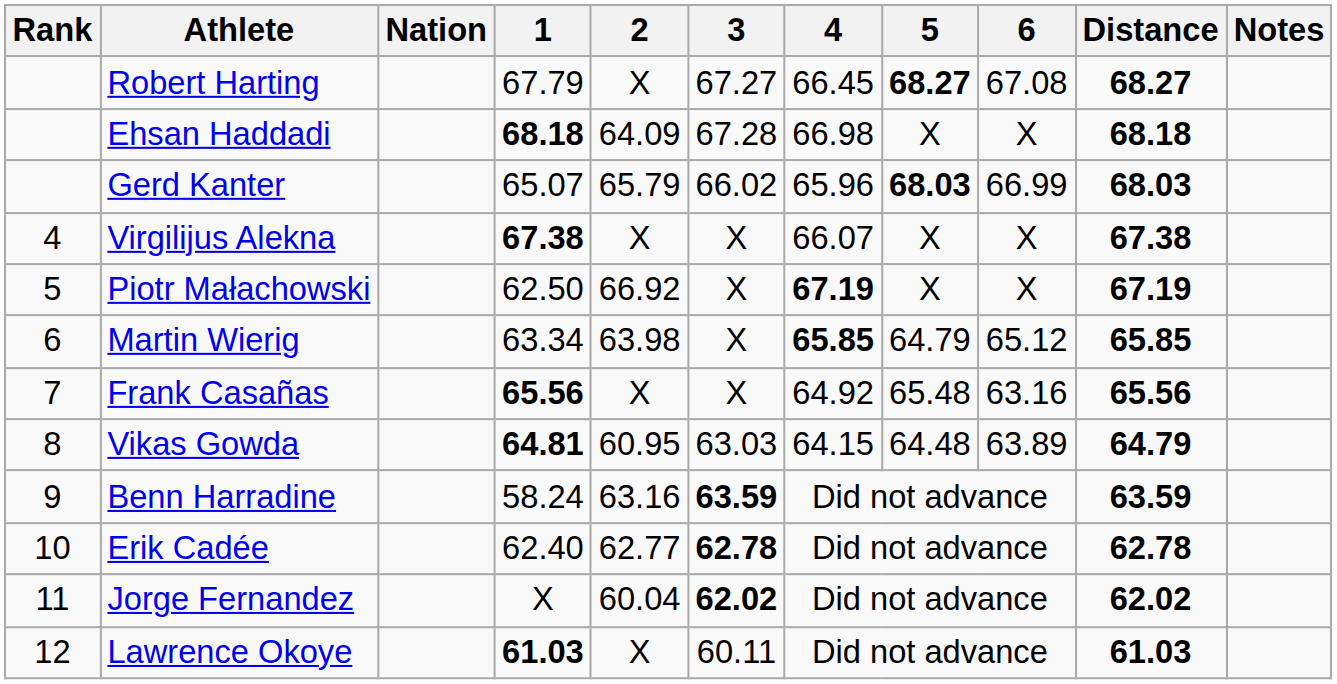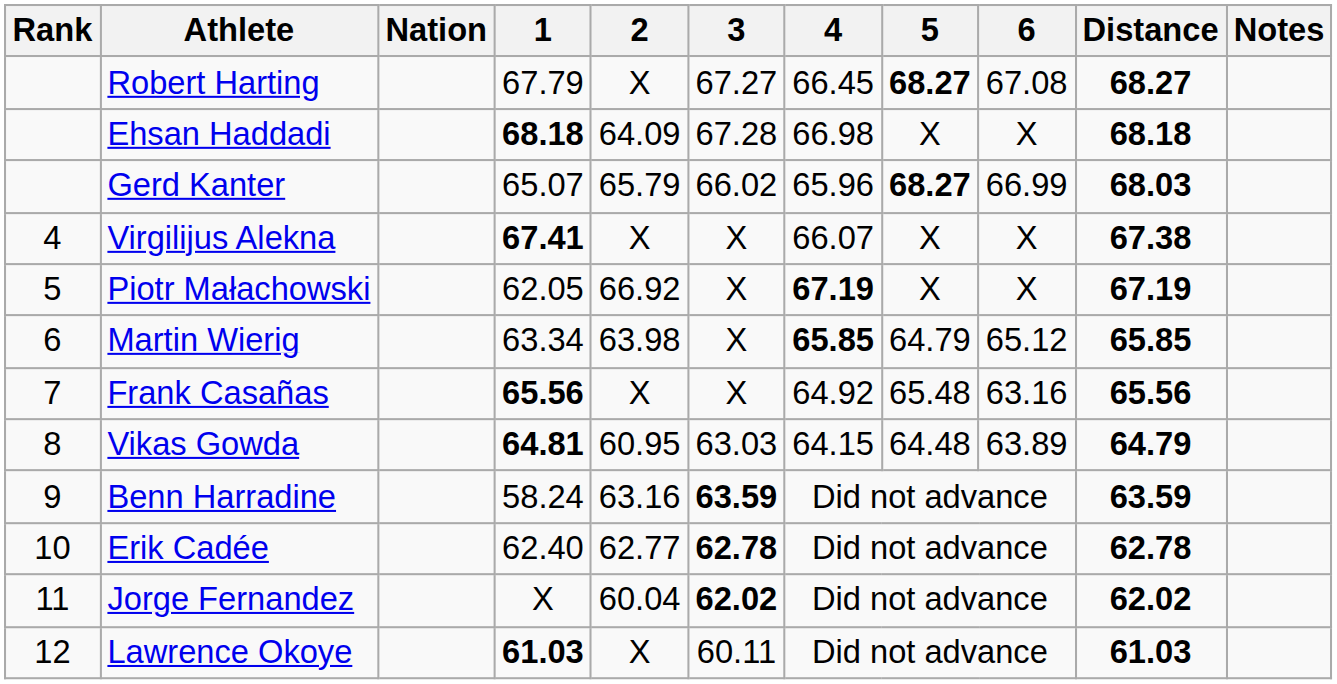(930, 185) 68.03 -> (930, 185) 68.27
(543, 237) 67.38 -> (543, 237) 67.41
(543, 289) 62.50 -> (543, 289) 62.05
